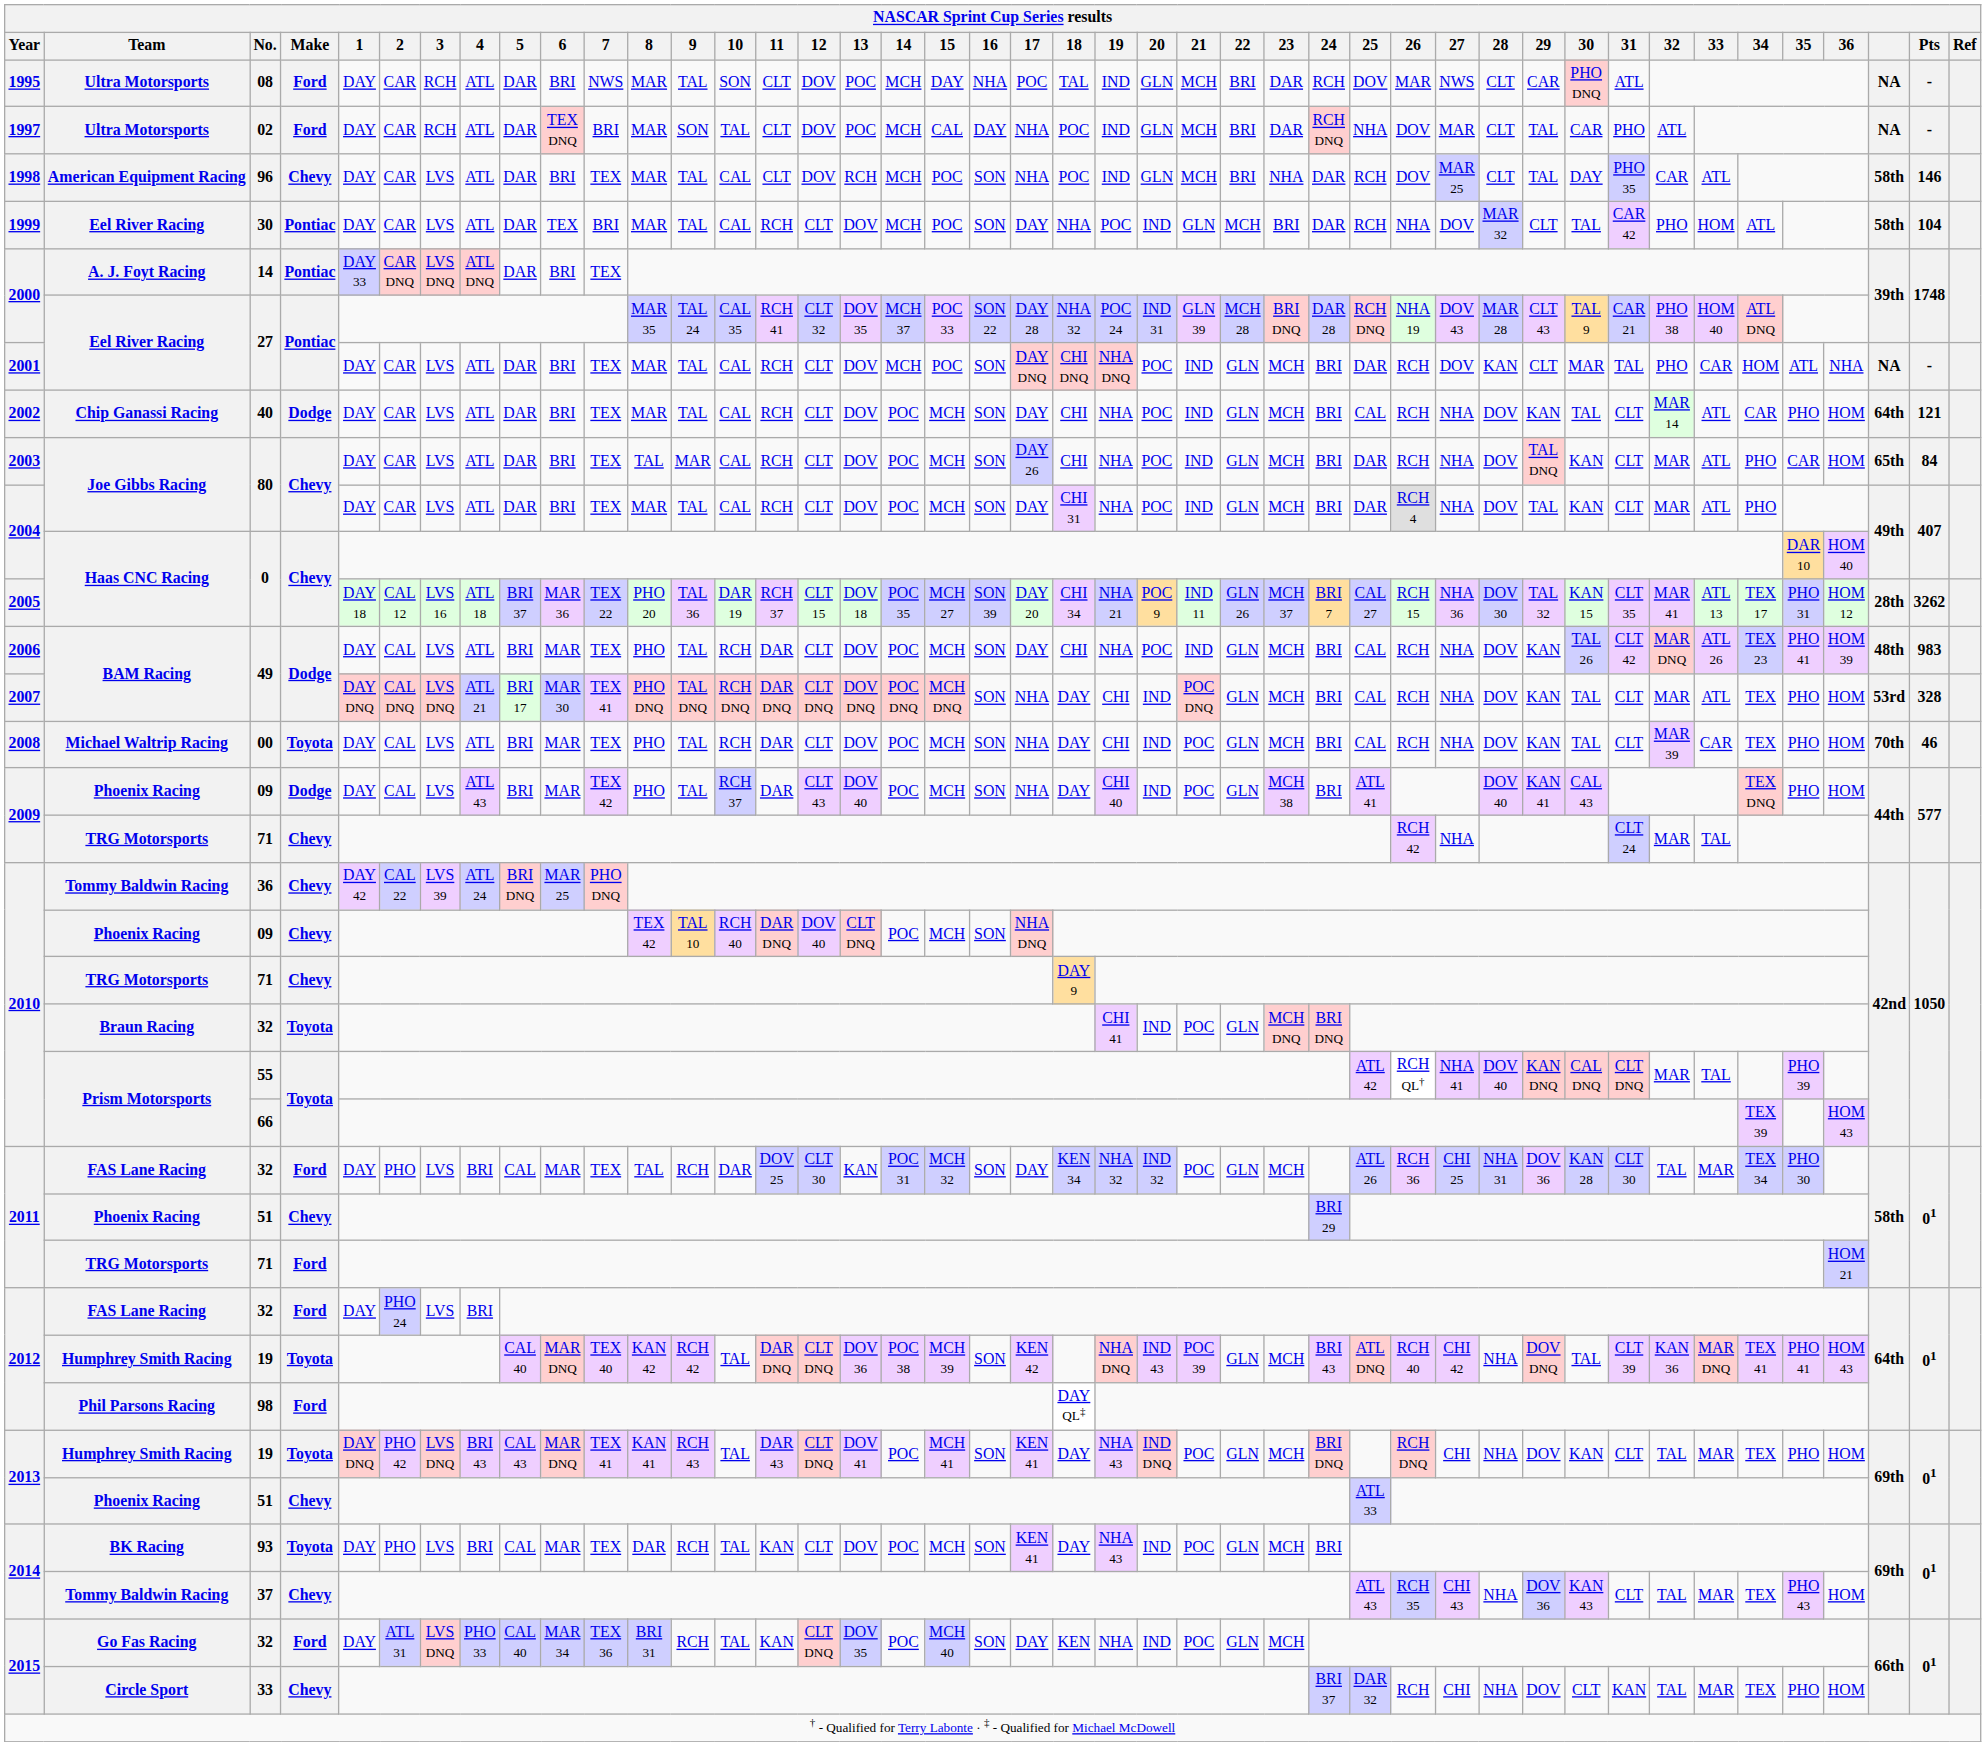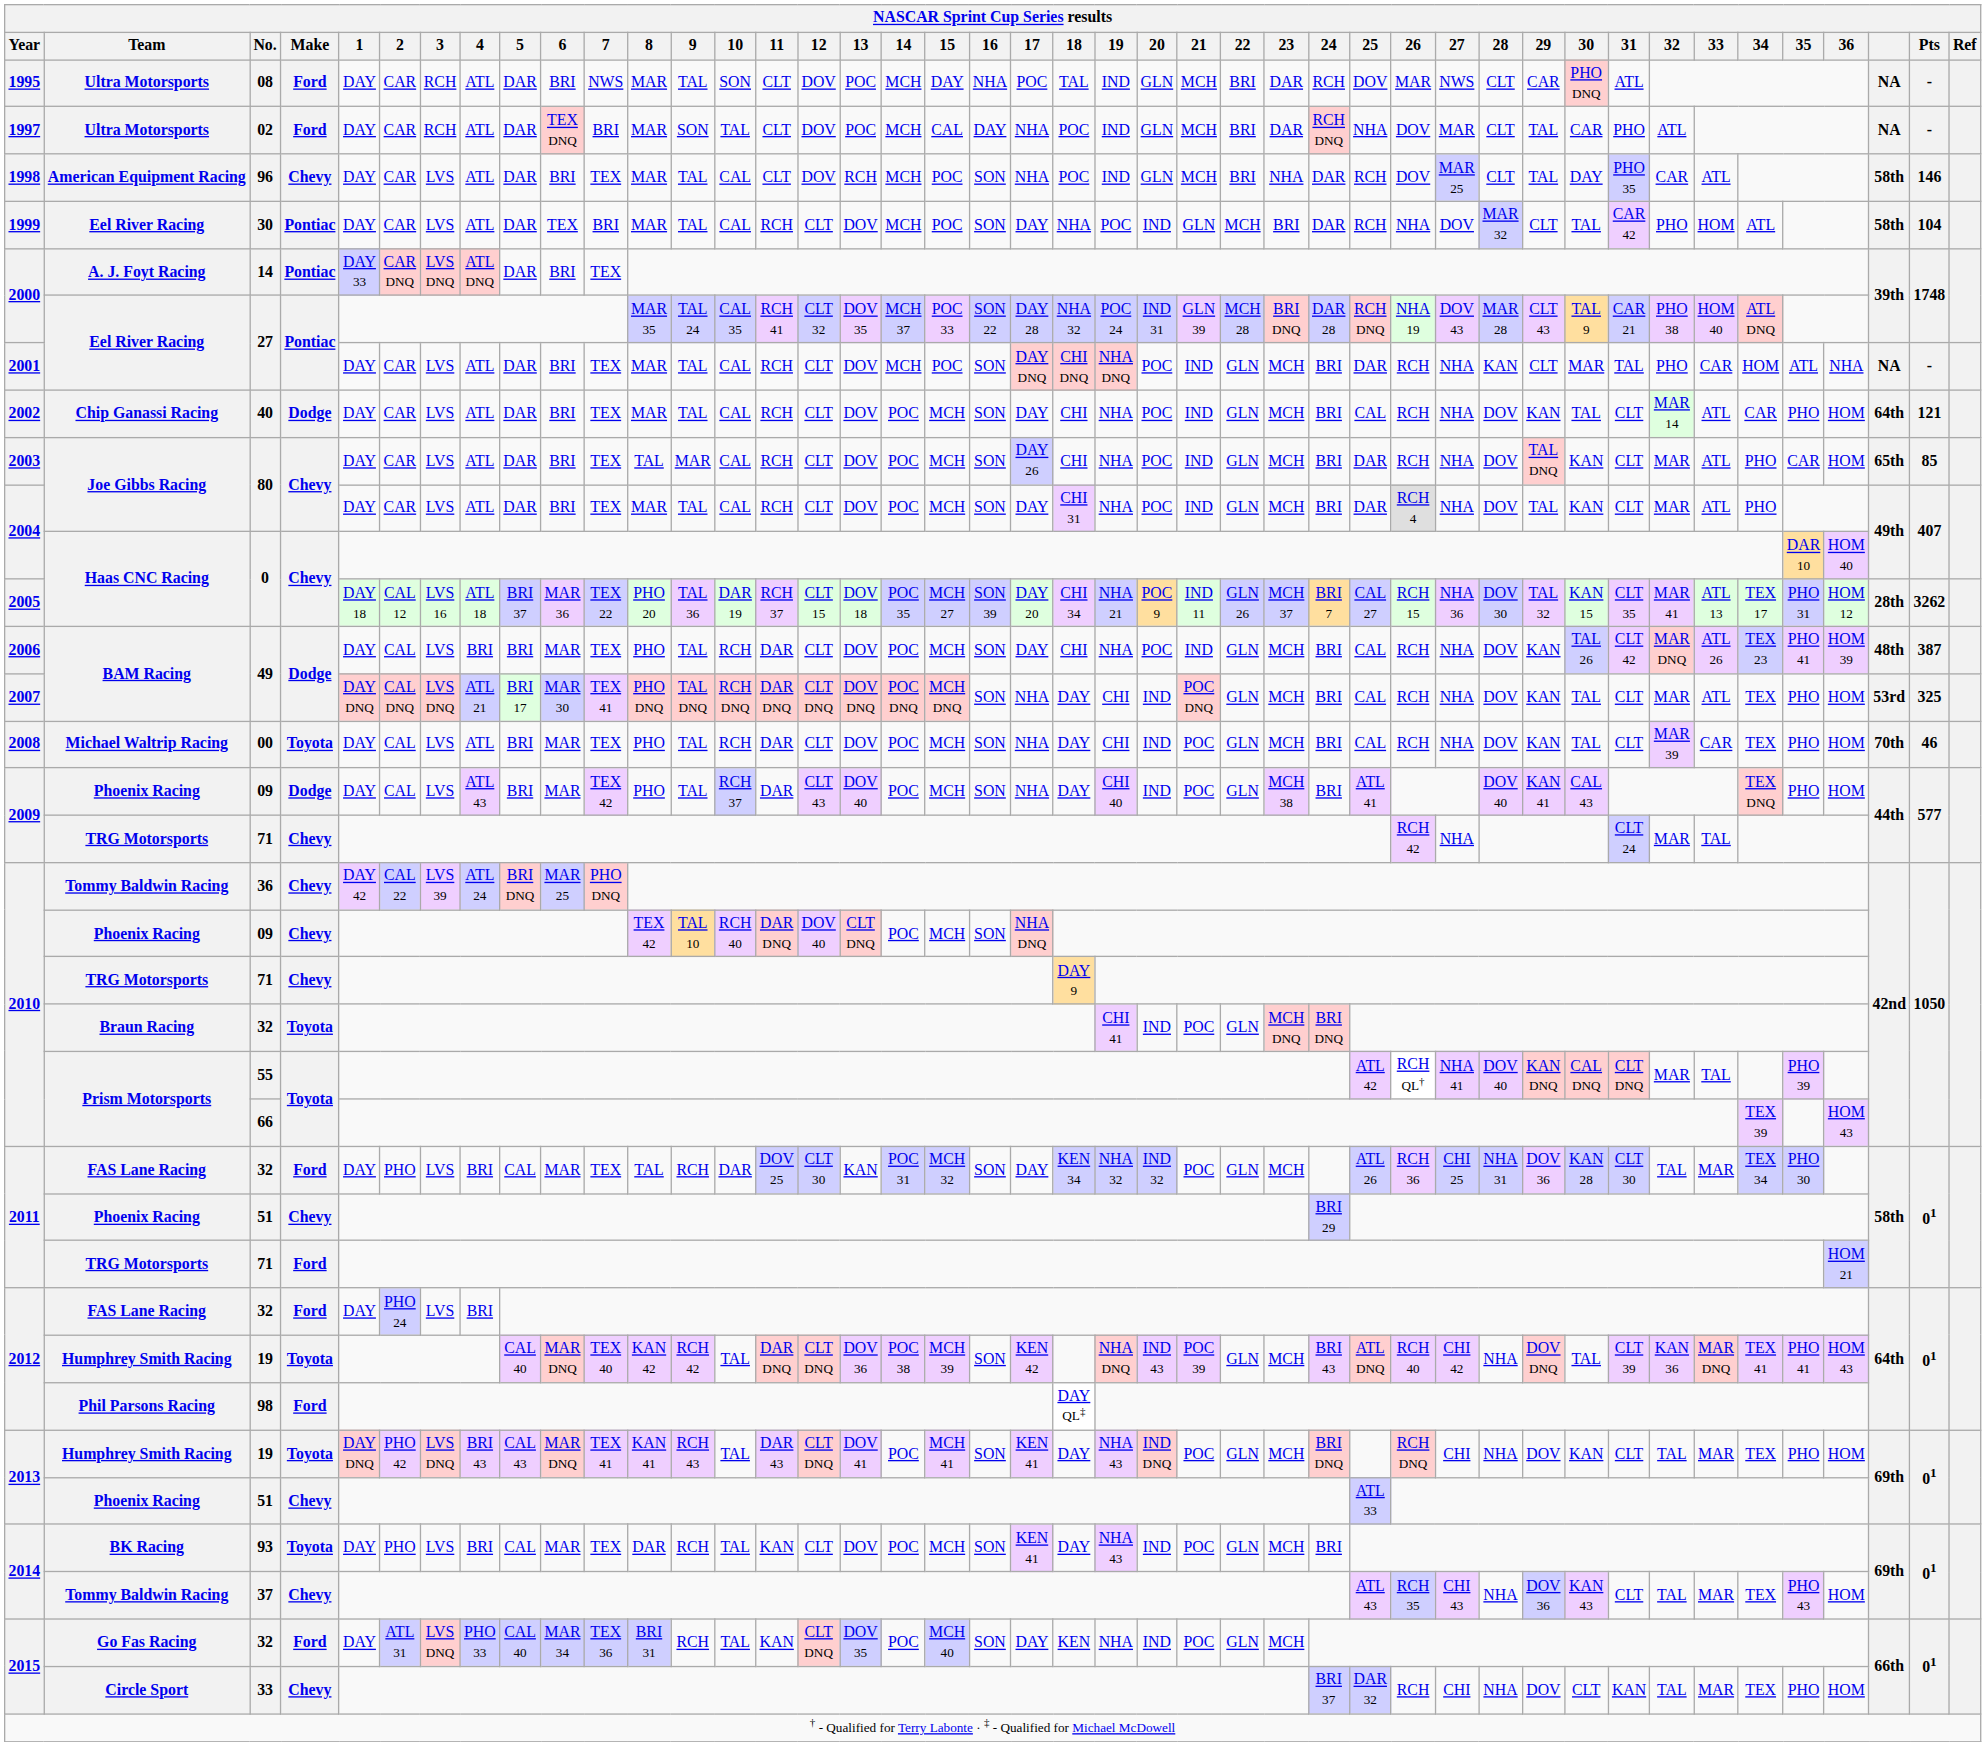(1457, 366) DOV -> (1457, 366) NHA
(1929, 460) 84 -> (1929, 460) 85
(480, 649) ATL -> (480, 649) BRI
(1929, 649) 983 -> (1929, 649) 387
(1929, 696) 328 -> (1929, 696) 325
